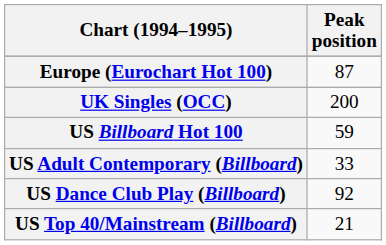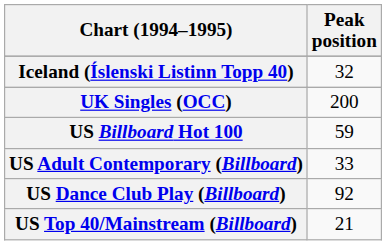- row: (156, 71)
+ row: (156, 71)
